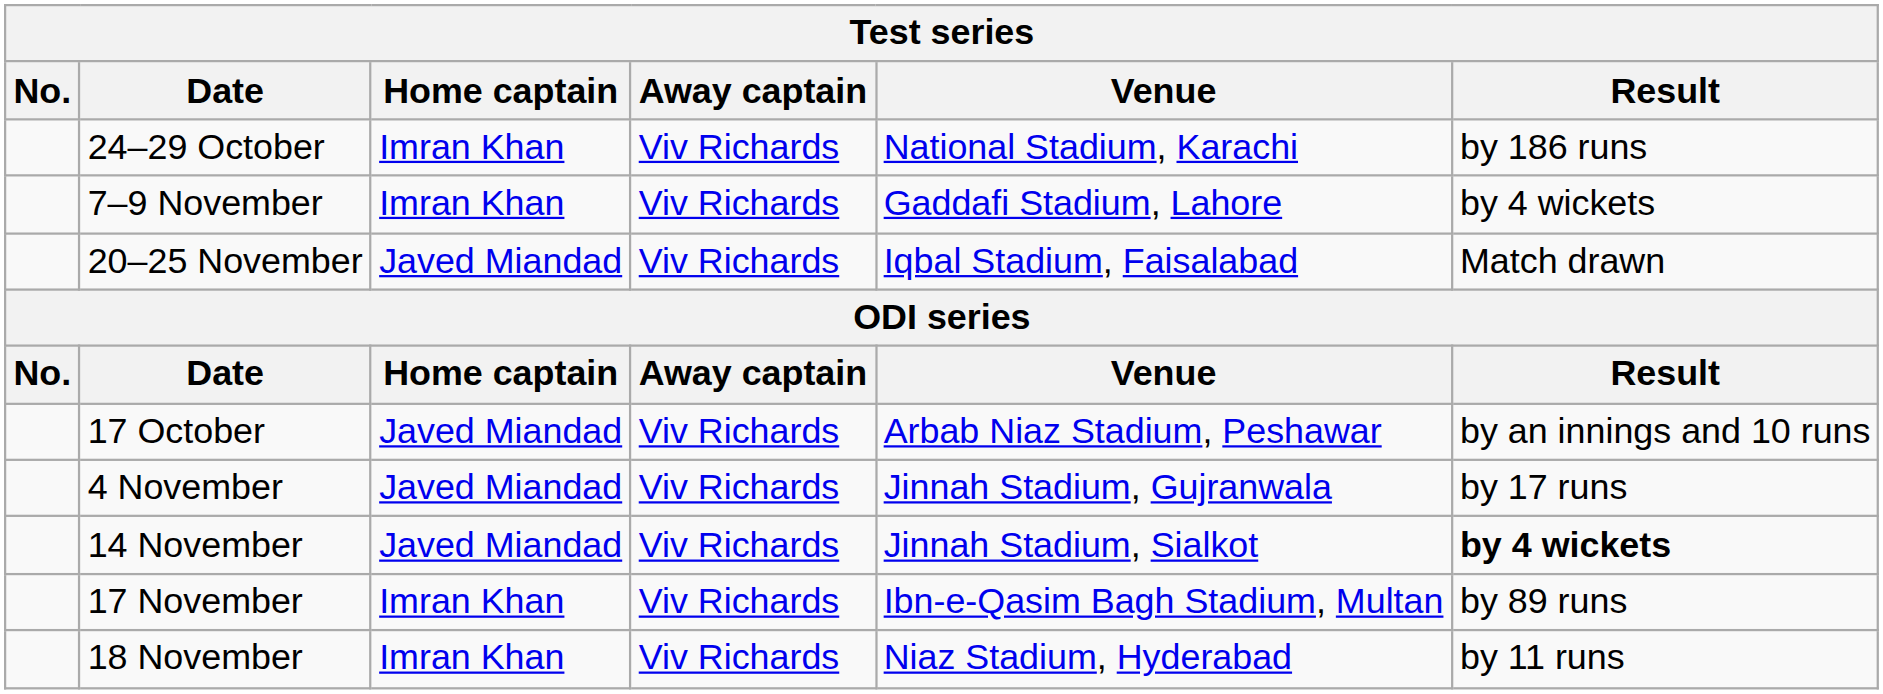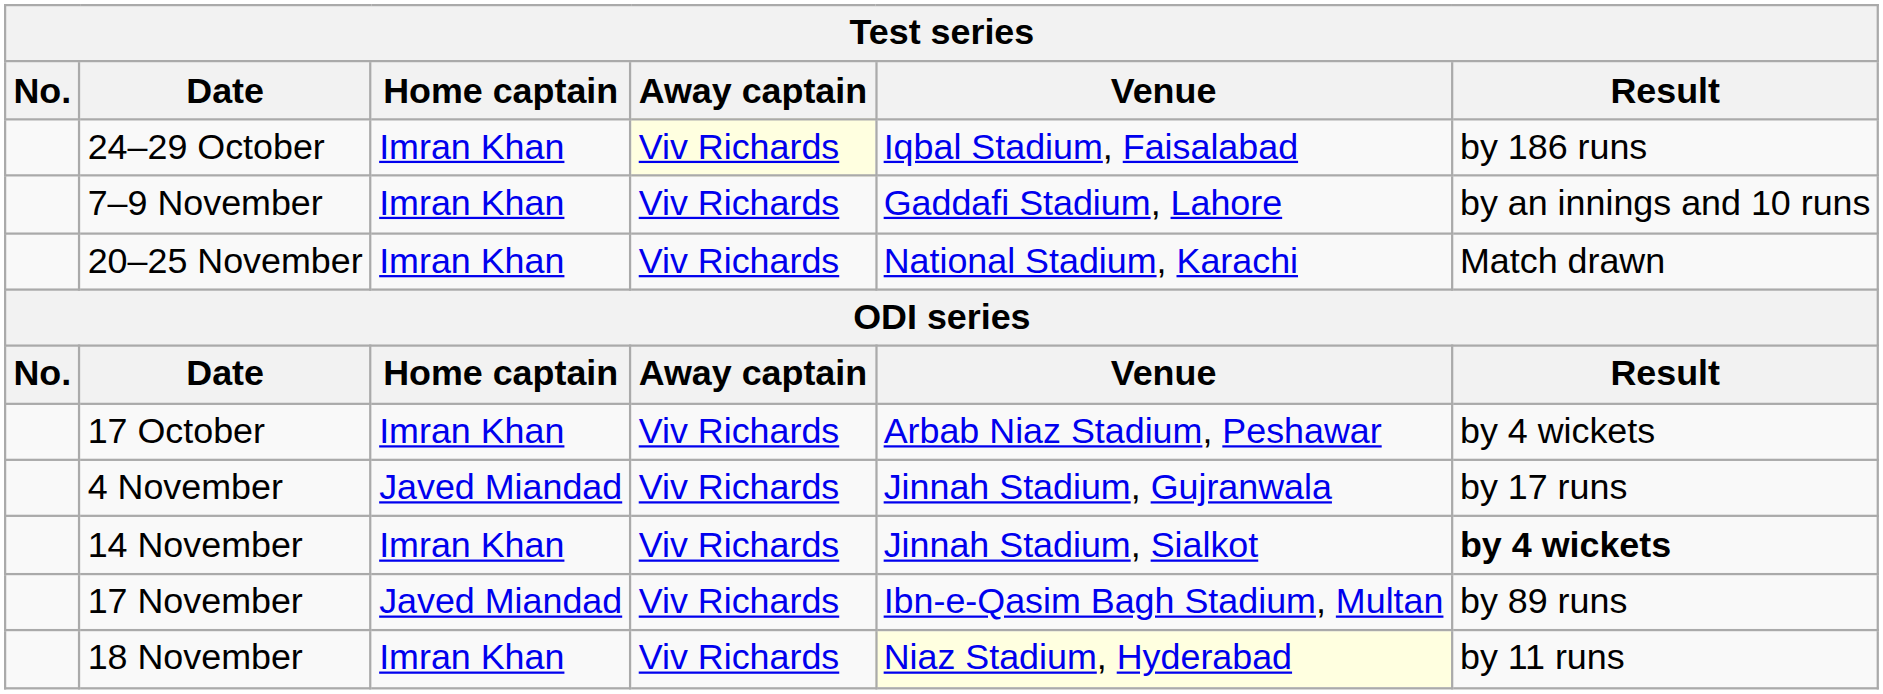(739, 146) no background -> (739, 146) lightyellow background
(1091, 146) National Stadium, Karachi -> (1091, 146) Iqbal Stadium, Faisalabad
(1558, 203) by 4 wickets -> (1665, 203) by an innings and 10 runs
(501, 260) Javed Miandad -> (472, 260) Imran Khan
(1091, 260) Iqbal Stadium, Faisalabad -> (1091, 260) National Stadium, Karachi
(501, 430) Javed Miandad -> (472, 430) Imran Khan
(1665, 430) by an innings and 10 runs -> (1558, 430) by 4 wickets
(501, 544) Javed Miandad -> (472, 544) Imran Khan
(472, 601) Imran Khan -> (501, 601) Javed Miandad
(1088, 658) no background -> (1088, 658) lightyellow background
